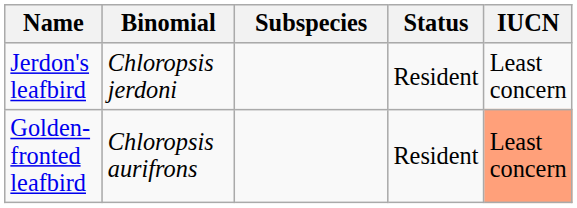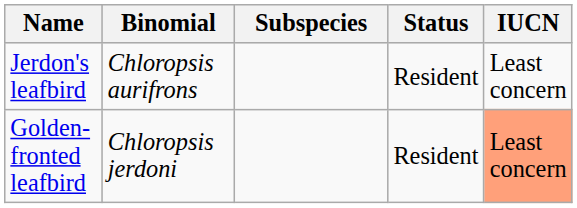(161, 76) Chloropsis jerdoni -> (161, 76) Chloropsis aurifrons
(161, 155) Chloropsis aurifrons -> (161, 155) Chloropsis jerdoni
